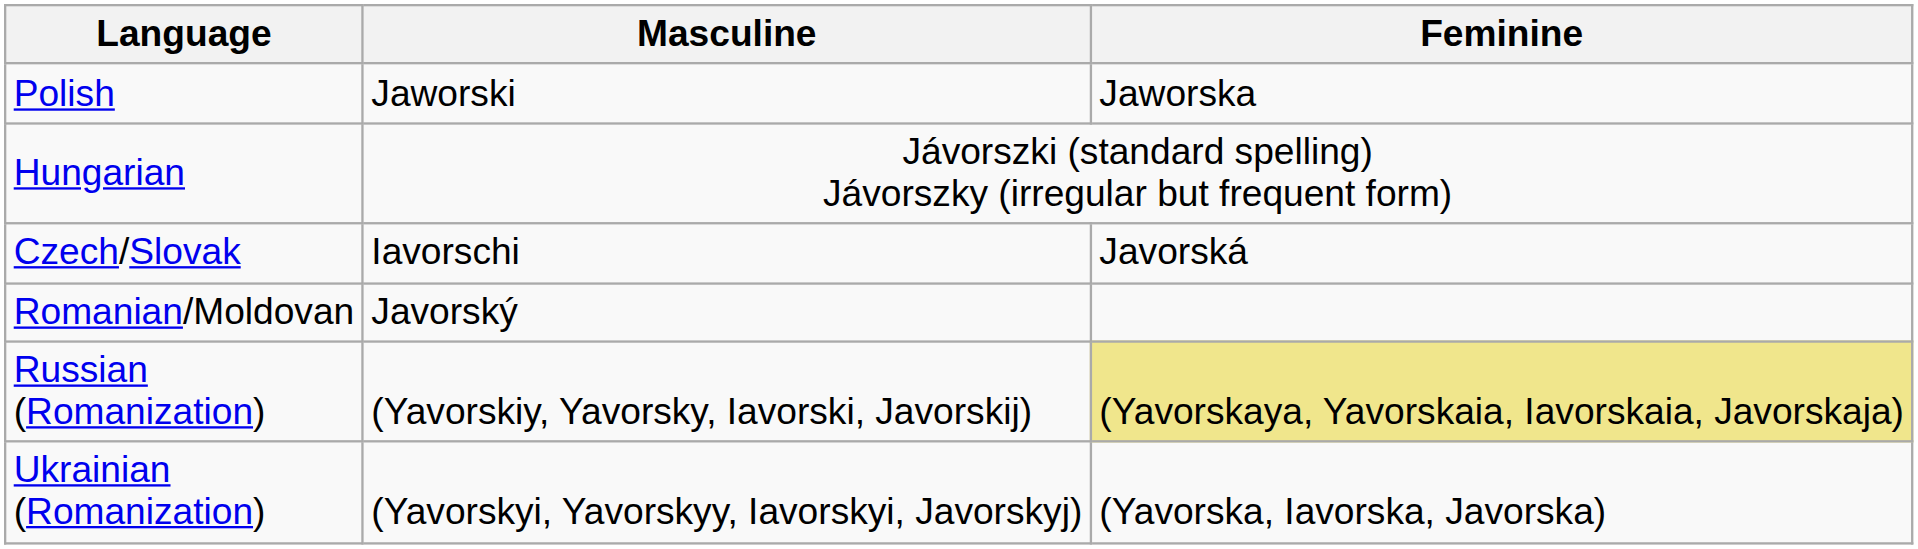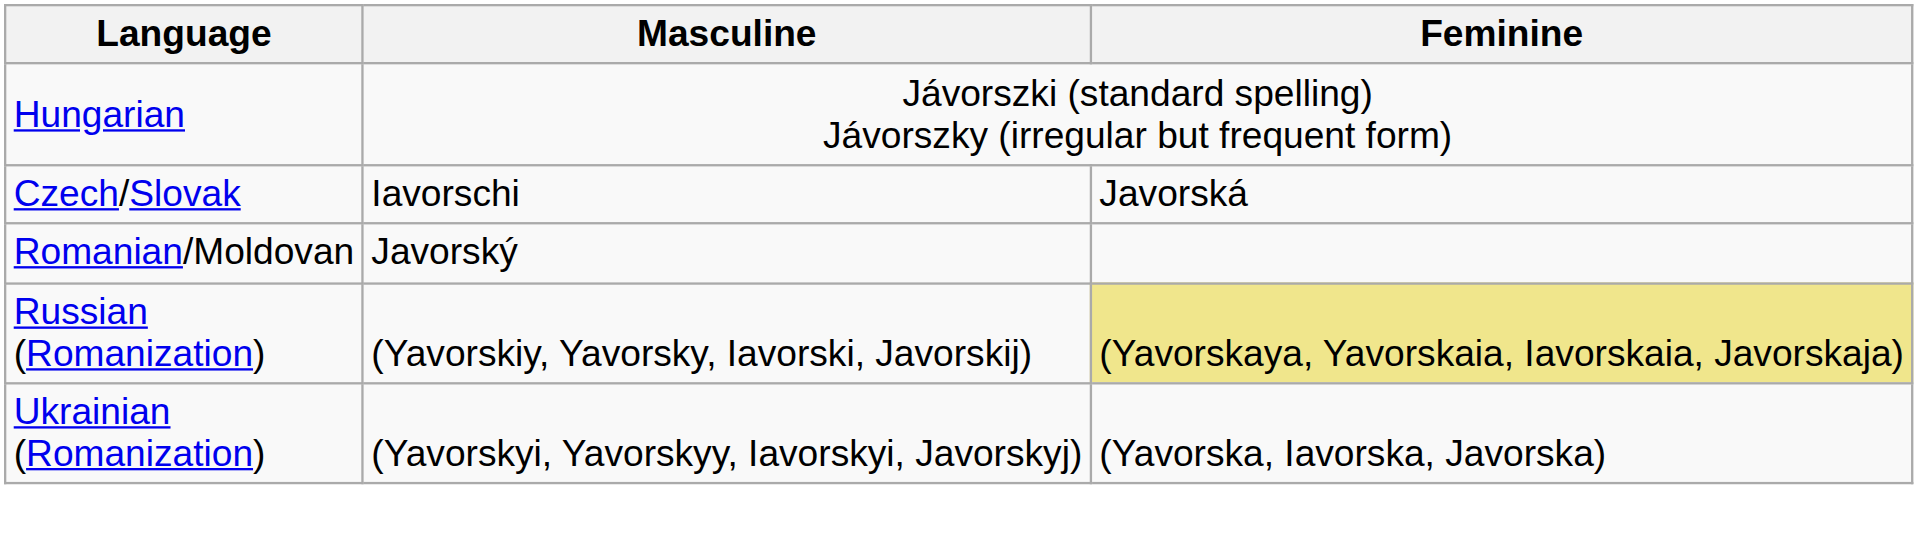- row: (64, 92)
